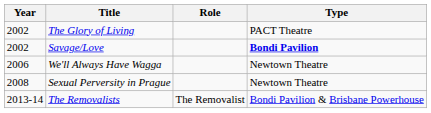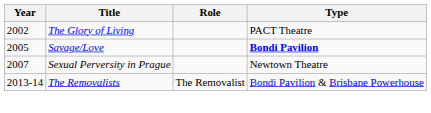(18, 47) 2002 -> (18, 47) 2005
- row: (105, 64)
(18, 82) 2008 -> (18, 64) 2007
